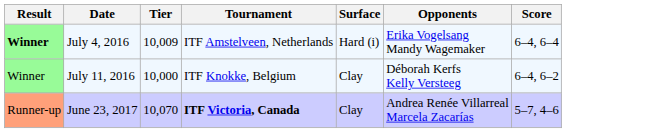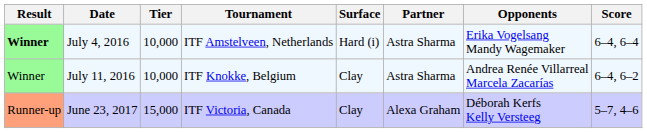+ column: (423, 14)
(161, 41) 10,009 -> (161, 41) 10,000
(424, 75) Déborah Kerfs Kelly Versteeg -> (527, 75) Andrea Renée Villarreal Marcela Zacarías
(161, 110) 10,070 -> (161, 110) 15,000
(242, 110) bold -> (237, 110) normal
(447, 110) Andrea Renée Villarreal Marcela Zacarías -> (503, 110) Déborah Kerfs Kelly Versteeg
